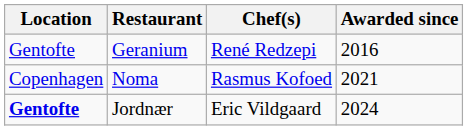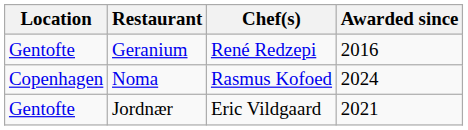(360, 79) 2021 -> (360, 79) 2024
(44, 109) bold -> (42, 109) normal
(360, 109) 2024 -> (360, 109) 2021
